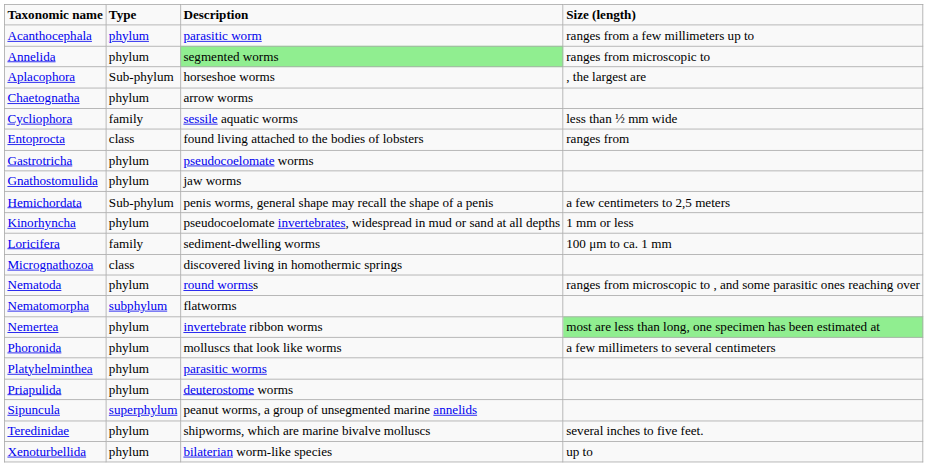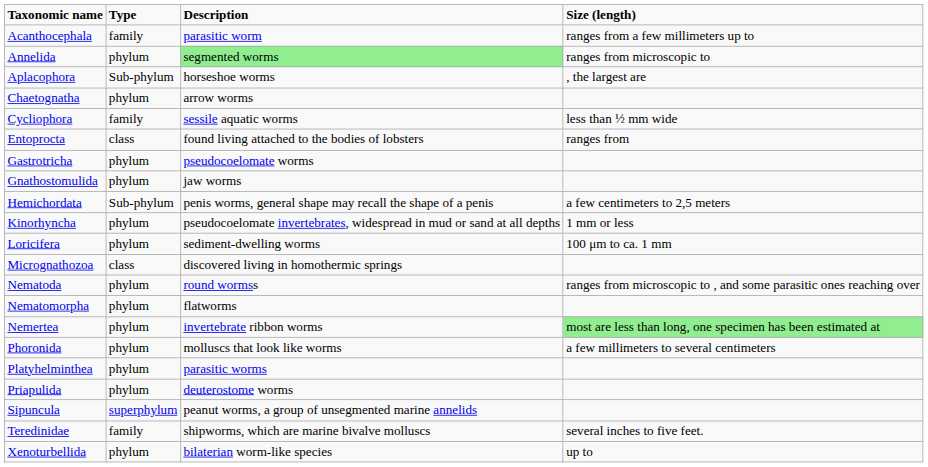(129, 35) phylum -> (126, 35) family
(126, 243) family -> (129, 243) phylum
(138, 306) subphylum -> (129, 306) phylum
(129, 431) phylum -> (126, 431) family
